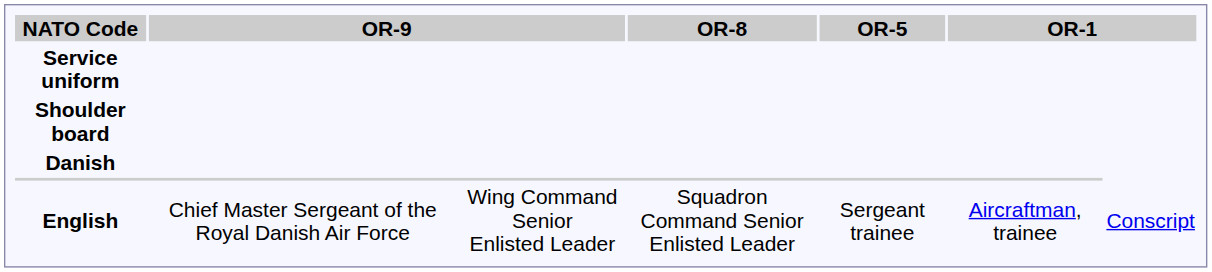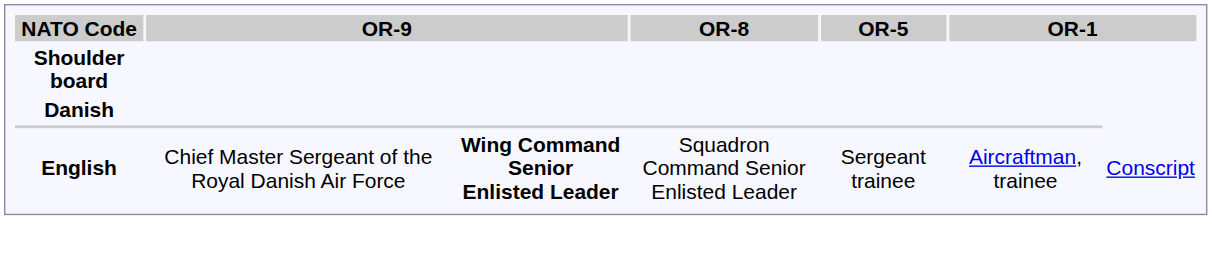- row: (80, 69)
(542, 220) normal -> (541, 168) bold
